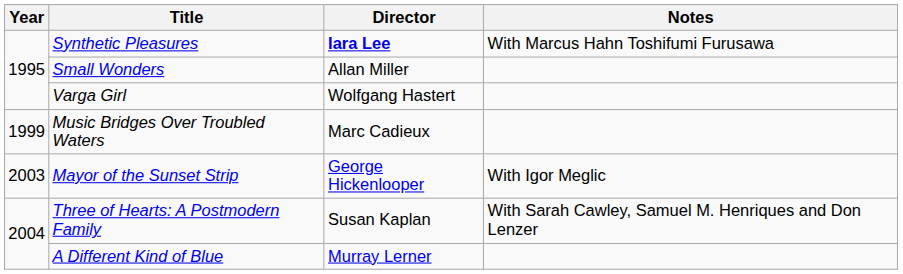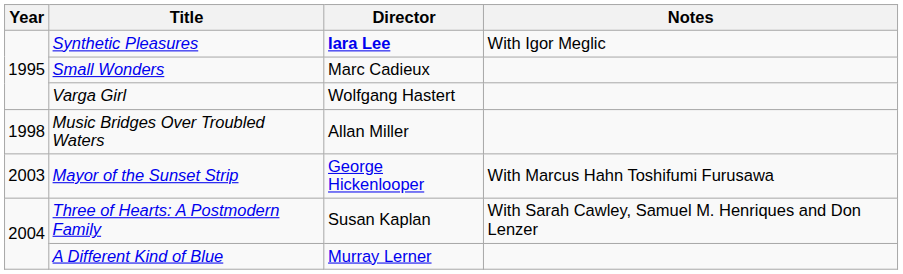(631, 43) With Marcus Hahn Toshifumi Furusawa -> (547, 43) With Igor Meglic
(368, 69) Allan Miller -> (379, 69) Marc Cadieux
(27, 131) 1999 -> (27, 131) 1998
(379, 131) Marc Cadieux -> (368, 131) Allan Miller
(547, 176) With Igor Meglic -> (631, 176) With Marcus Hahn Toshifumi Furusawa
